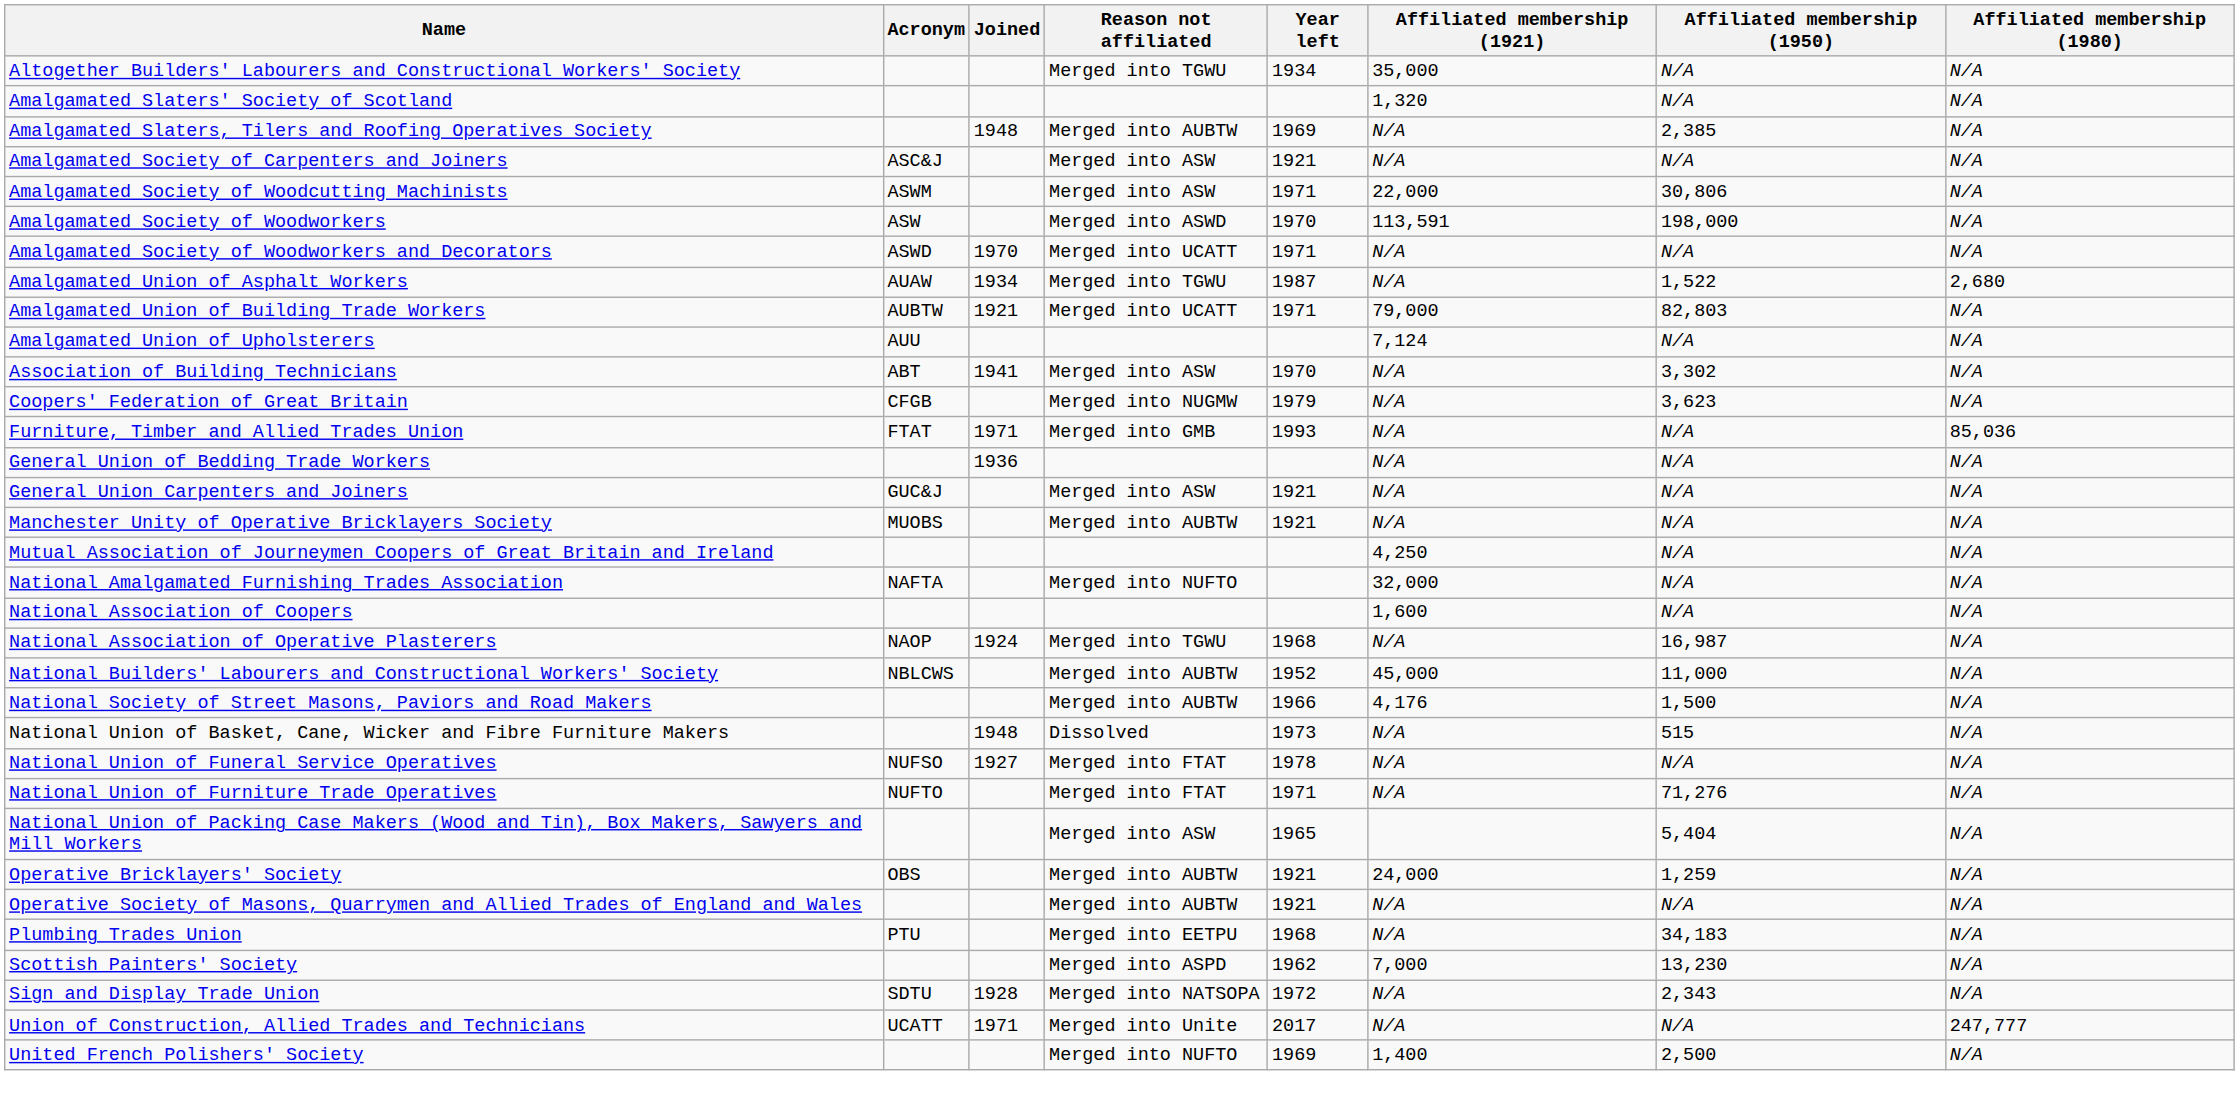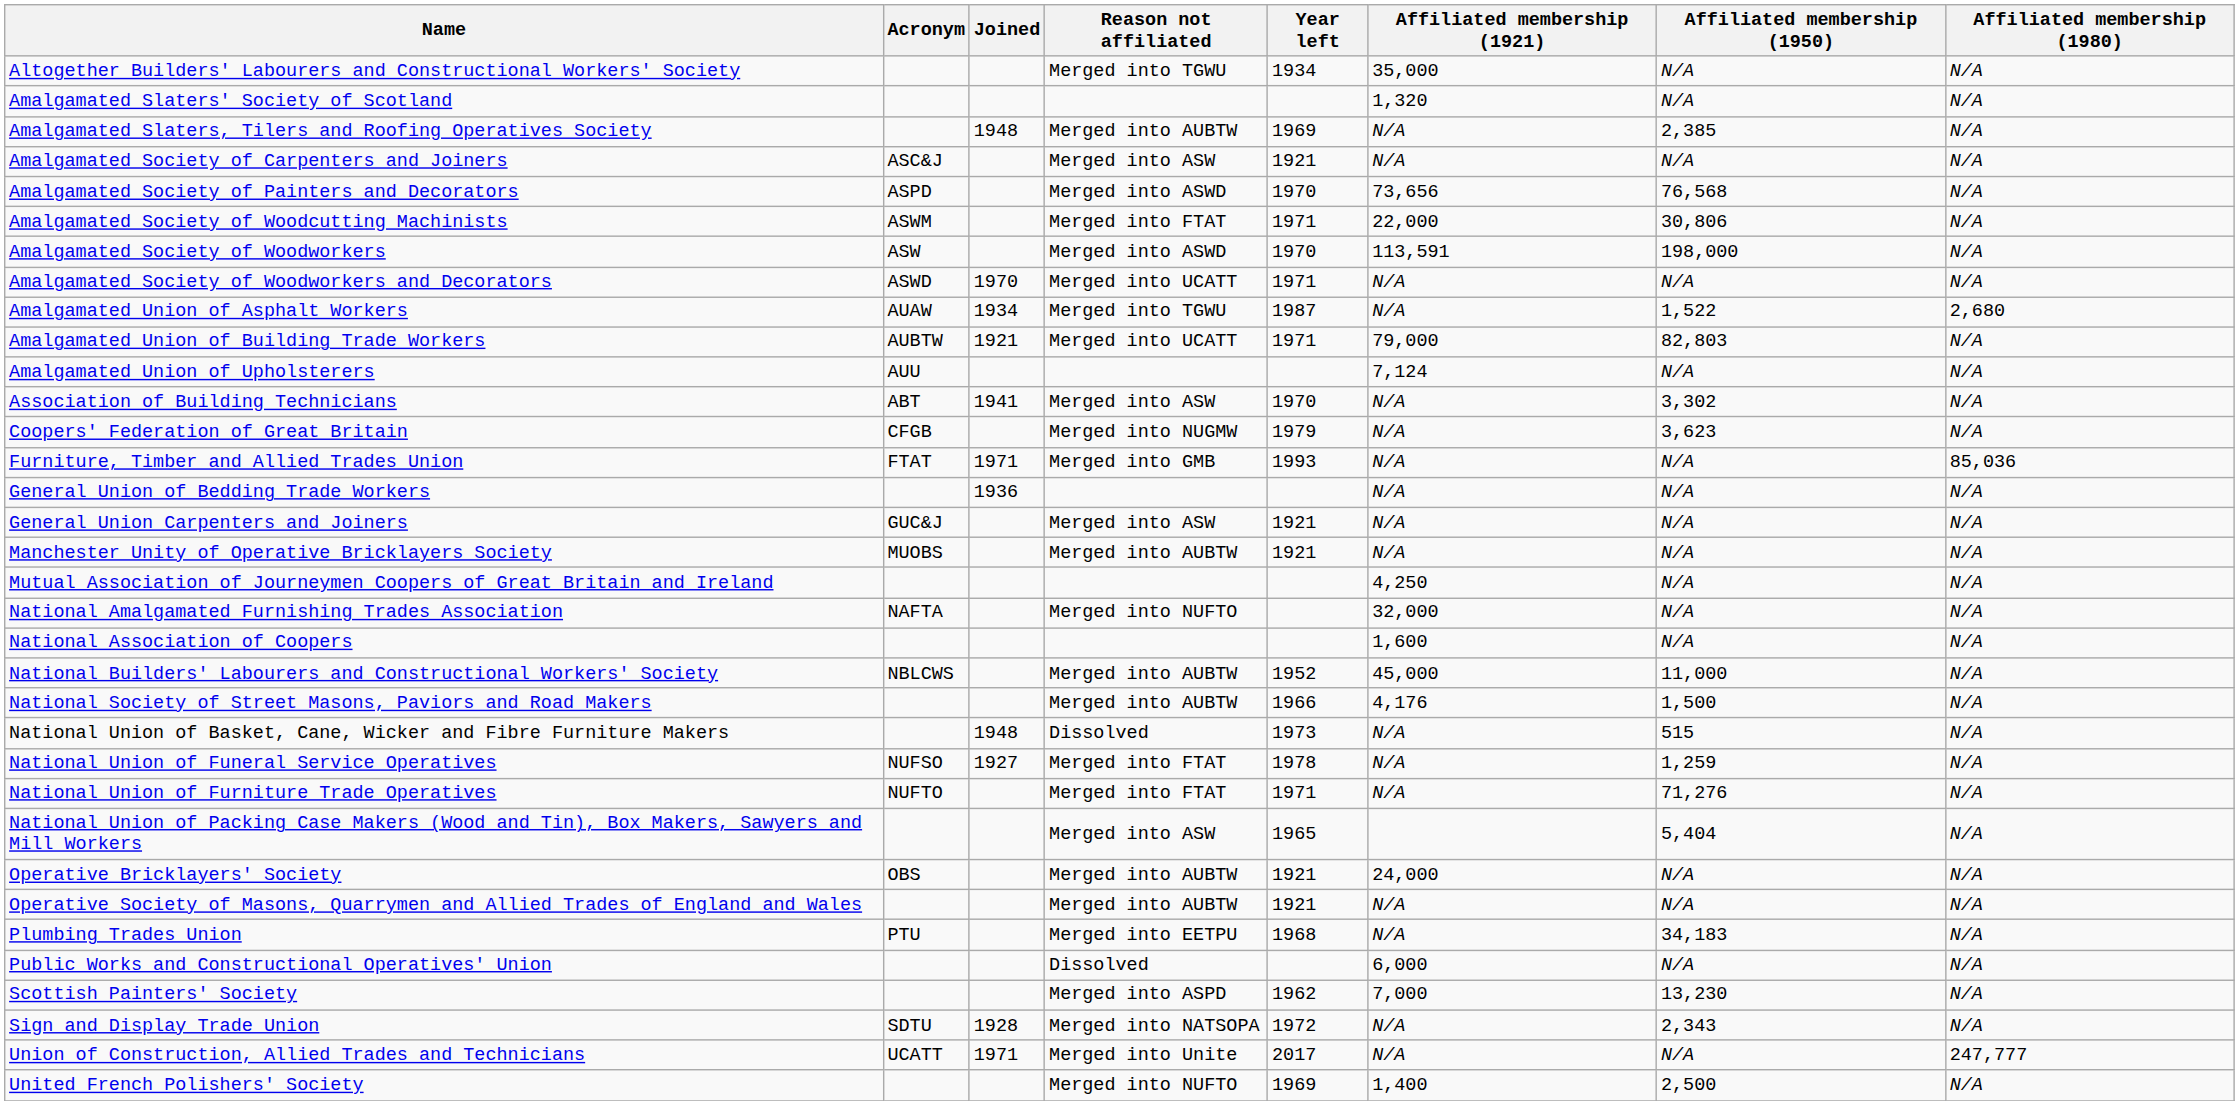+ row: (264, 191)
(1132, 191) Merged into ASW -> (1138, 222) Merged into FTAT
- row: (253, 643)
(1678, 763) N/A -> (1689, 763) 1,259
(1689, 875) 1,259 -> (1678, 875) N/A
+ row: (281, 965)
